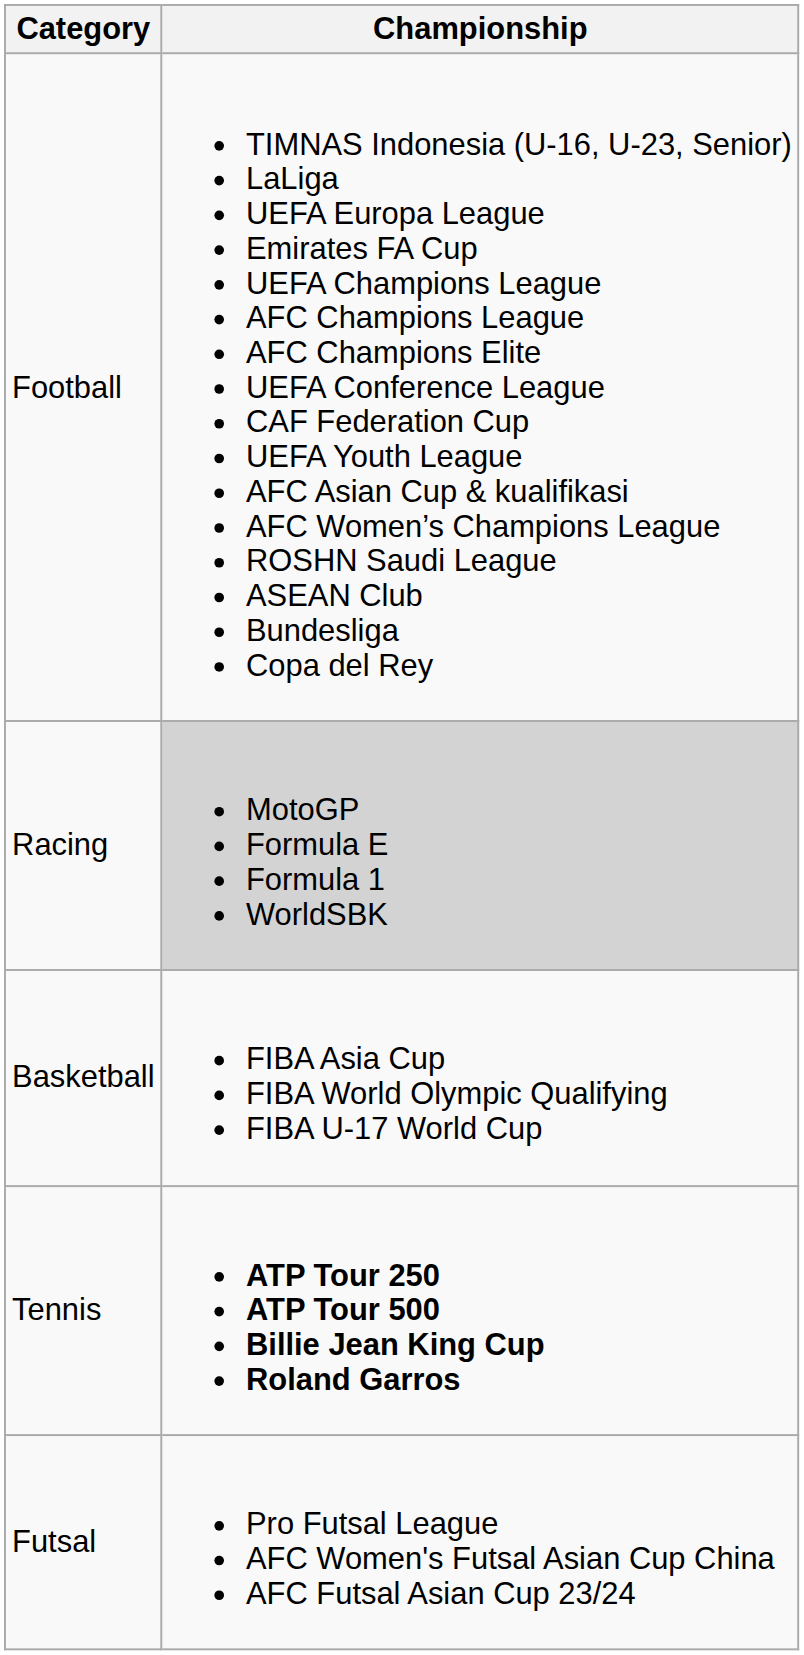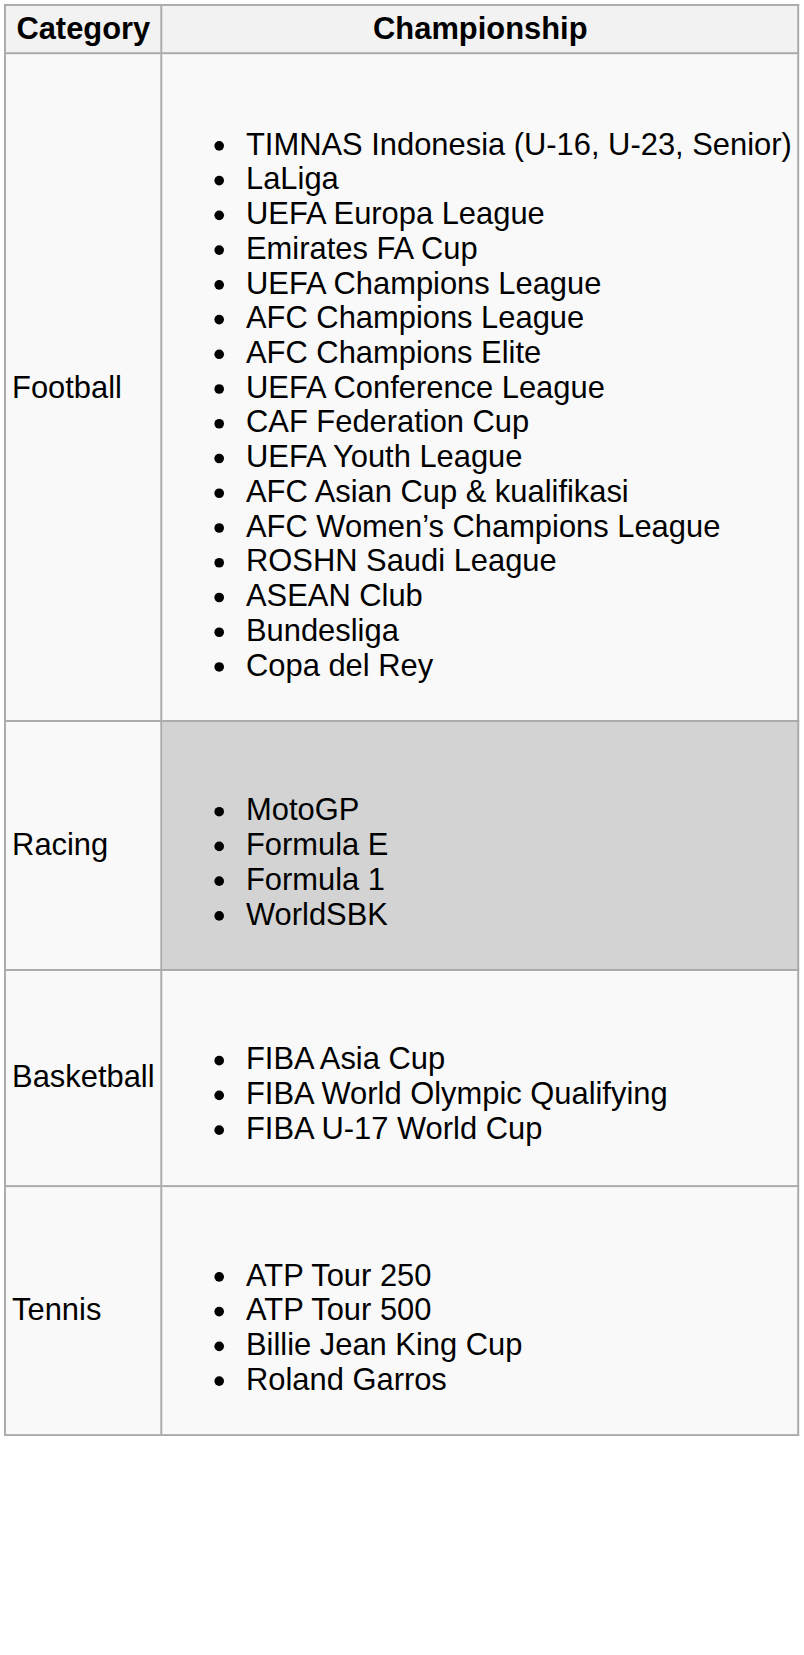(480, 1327) bold -> (480, 1327) normal
- row: (54, 1541)
